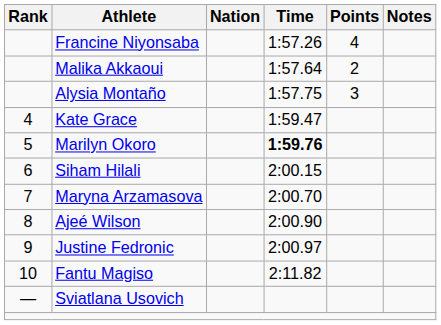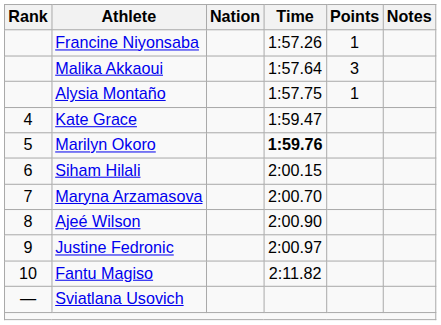(355, 42) 4 -> (355, 42) 1
(355, 68) 2 -> (355, 68) 3
(355, 94) 3 -> (355, 94) 1
